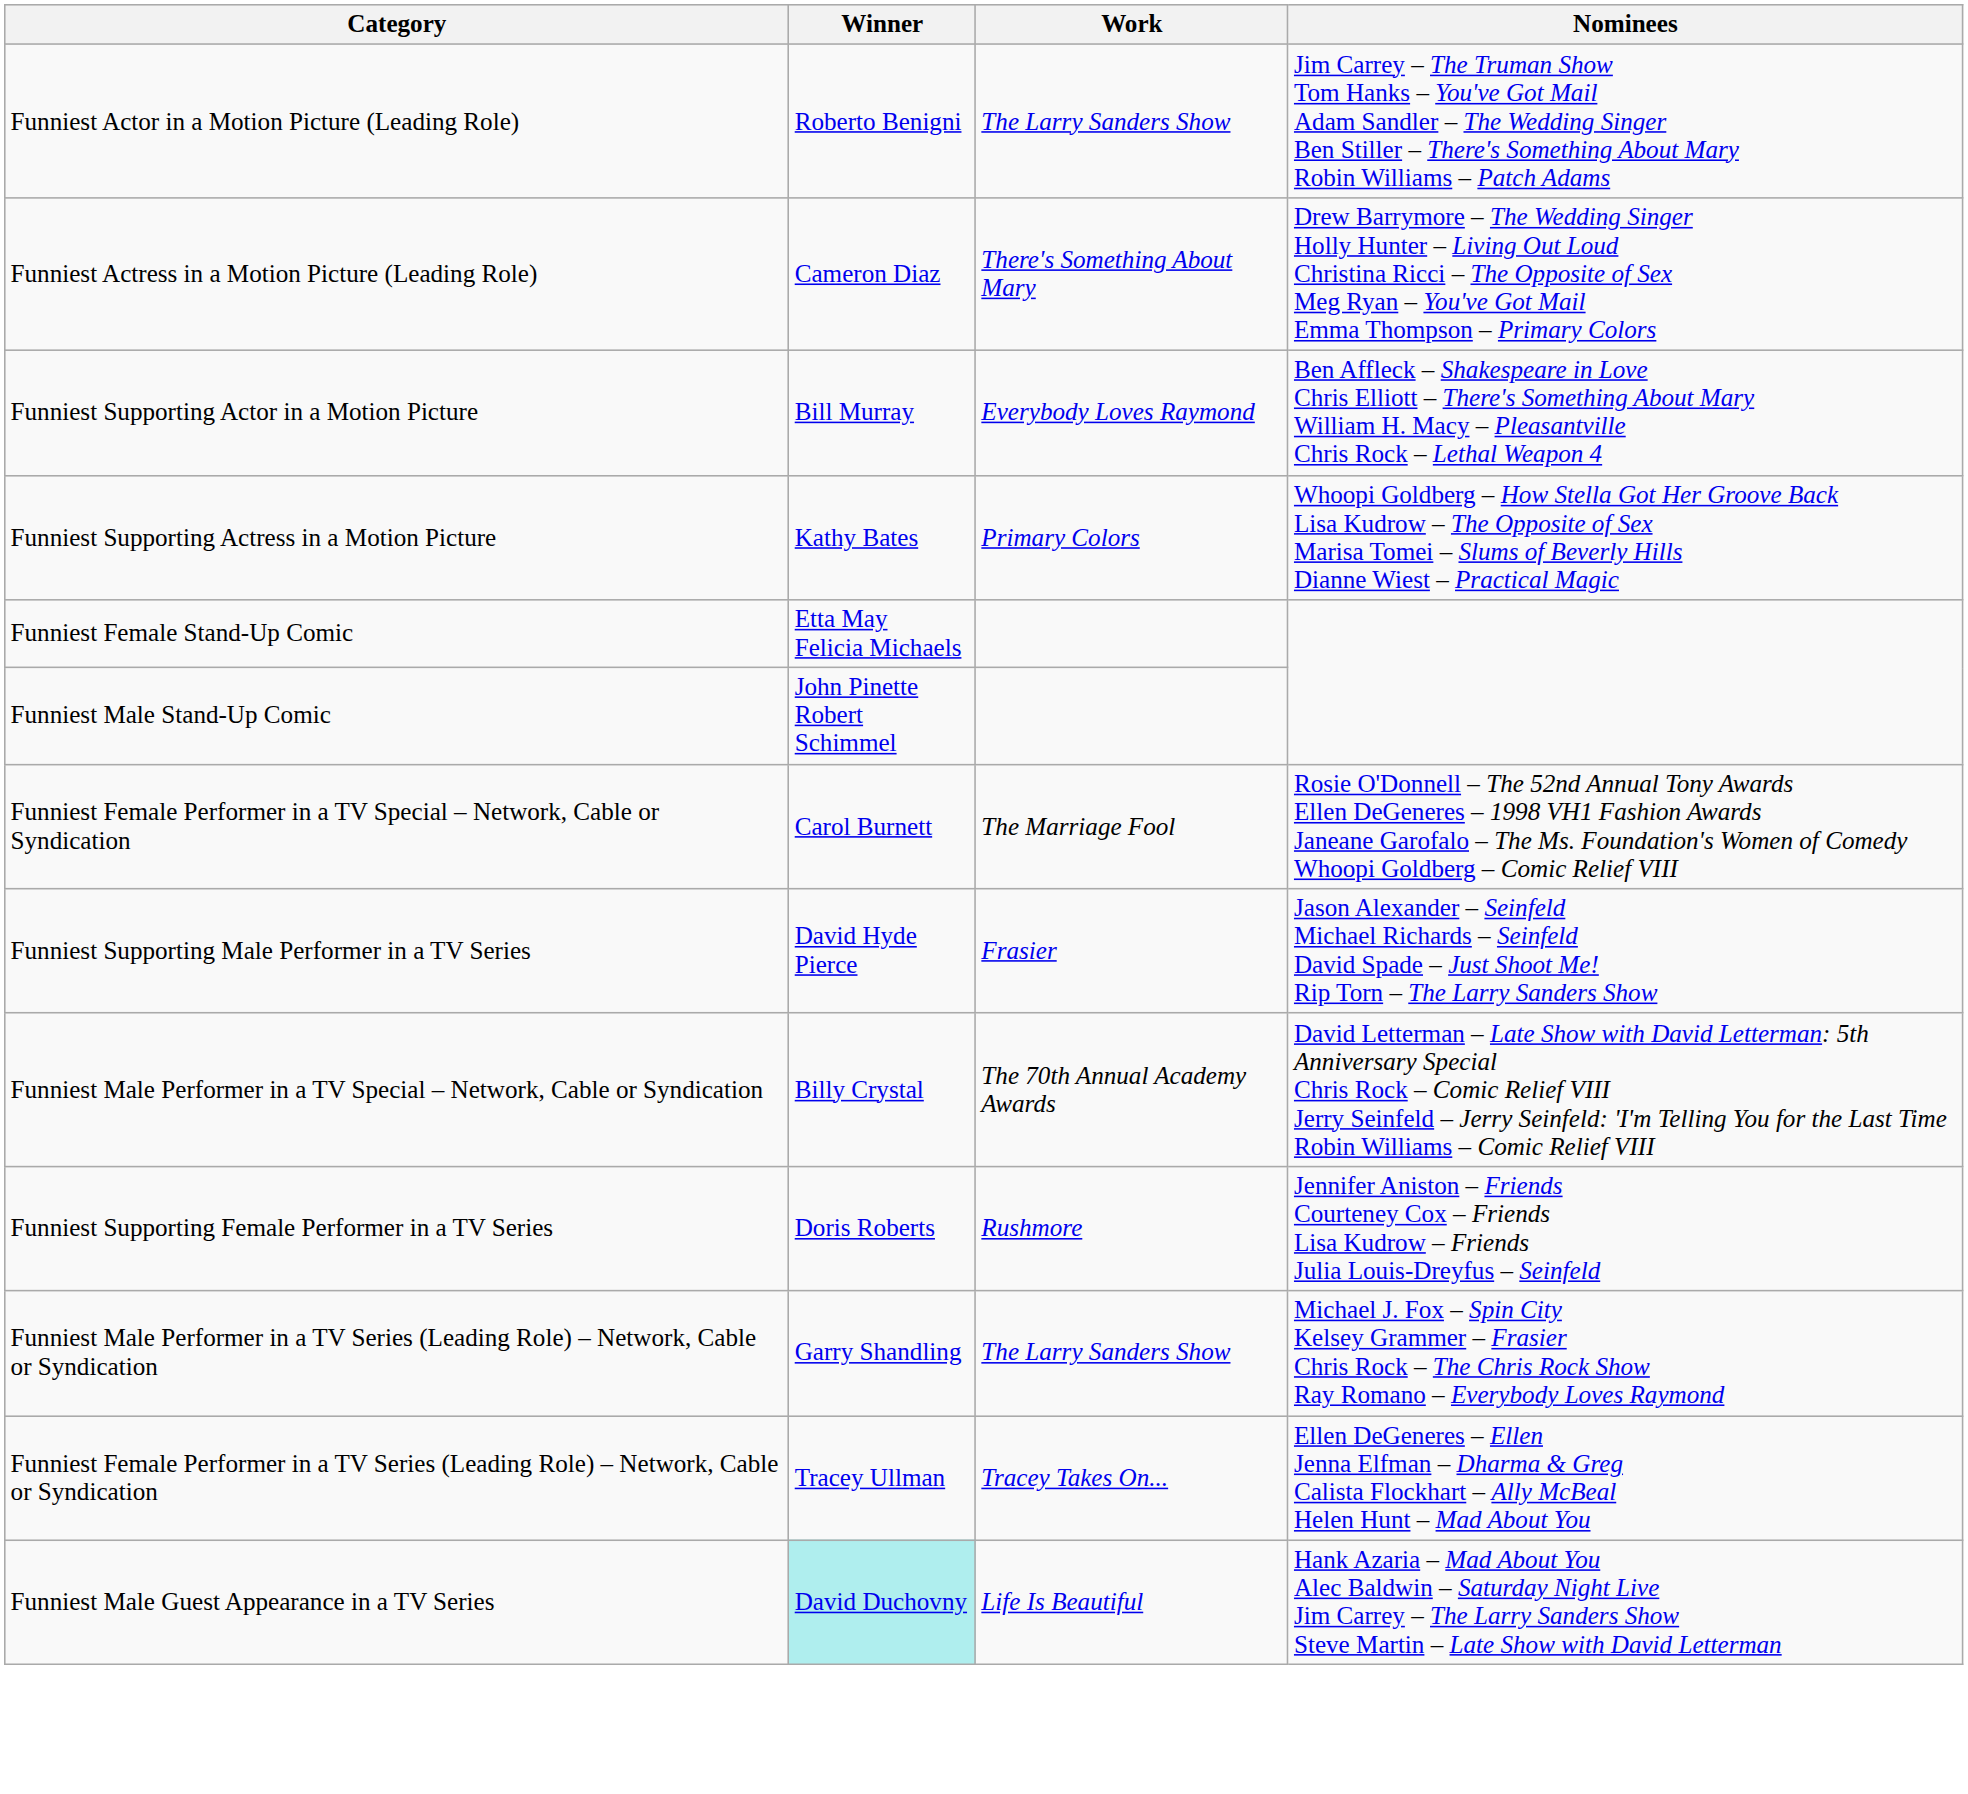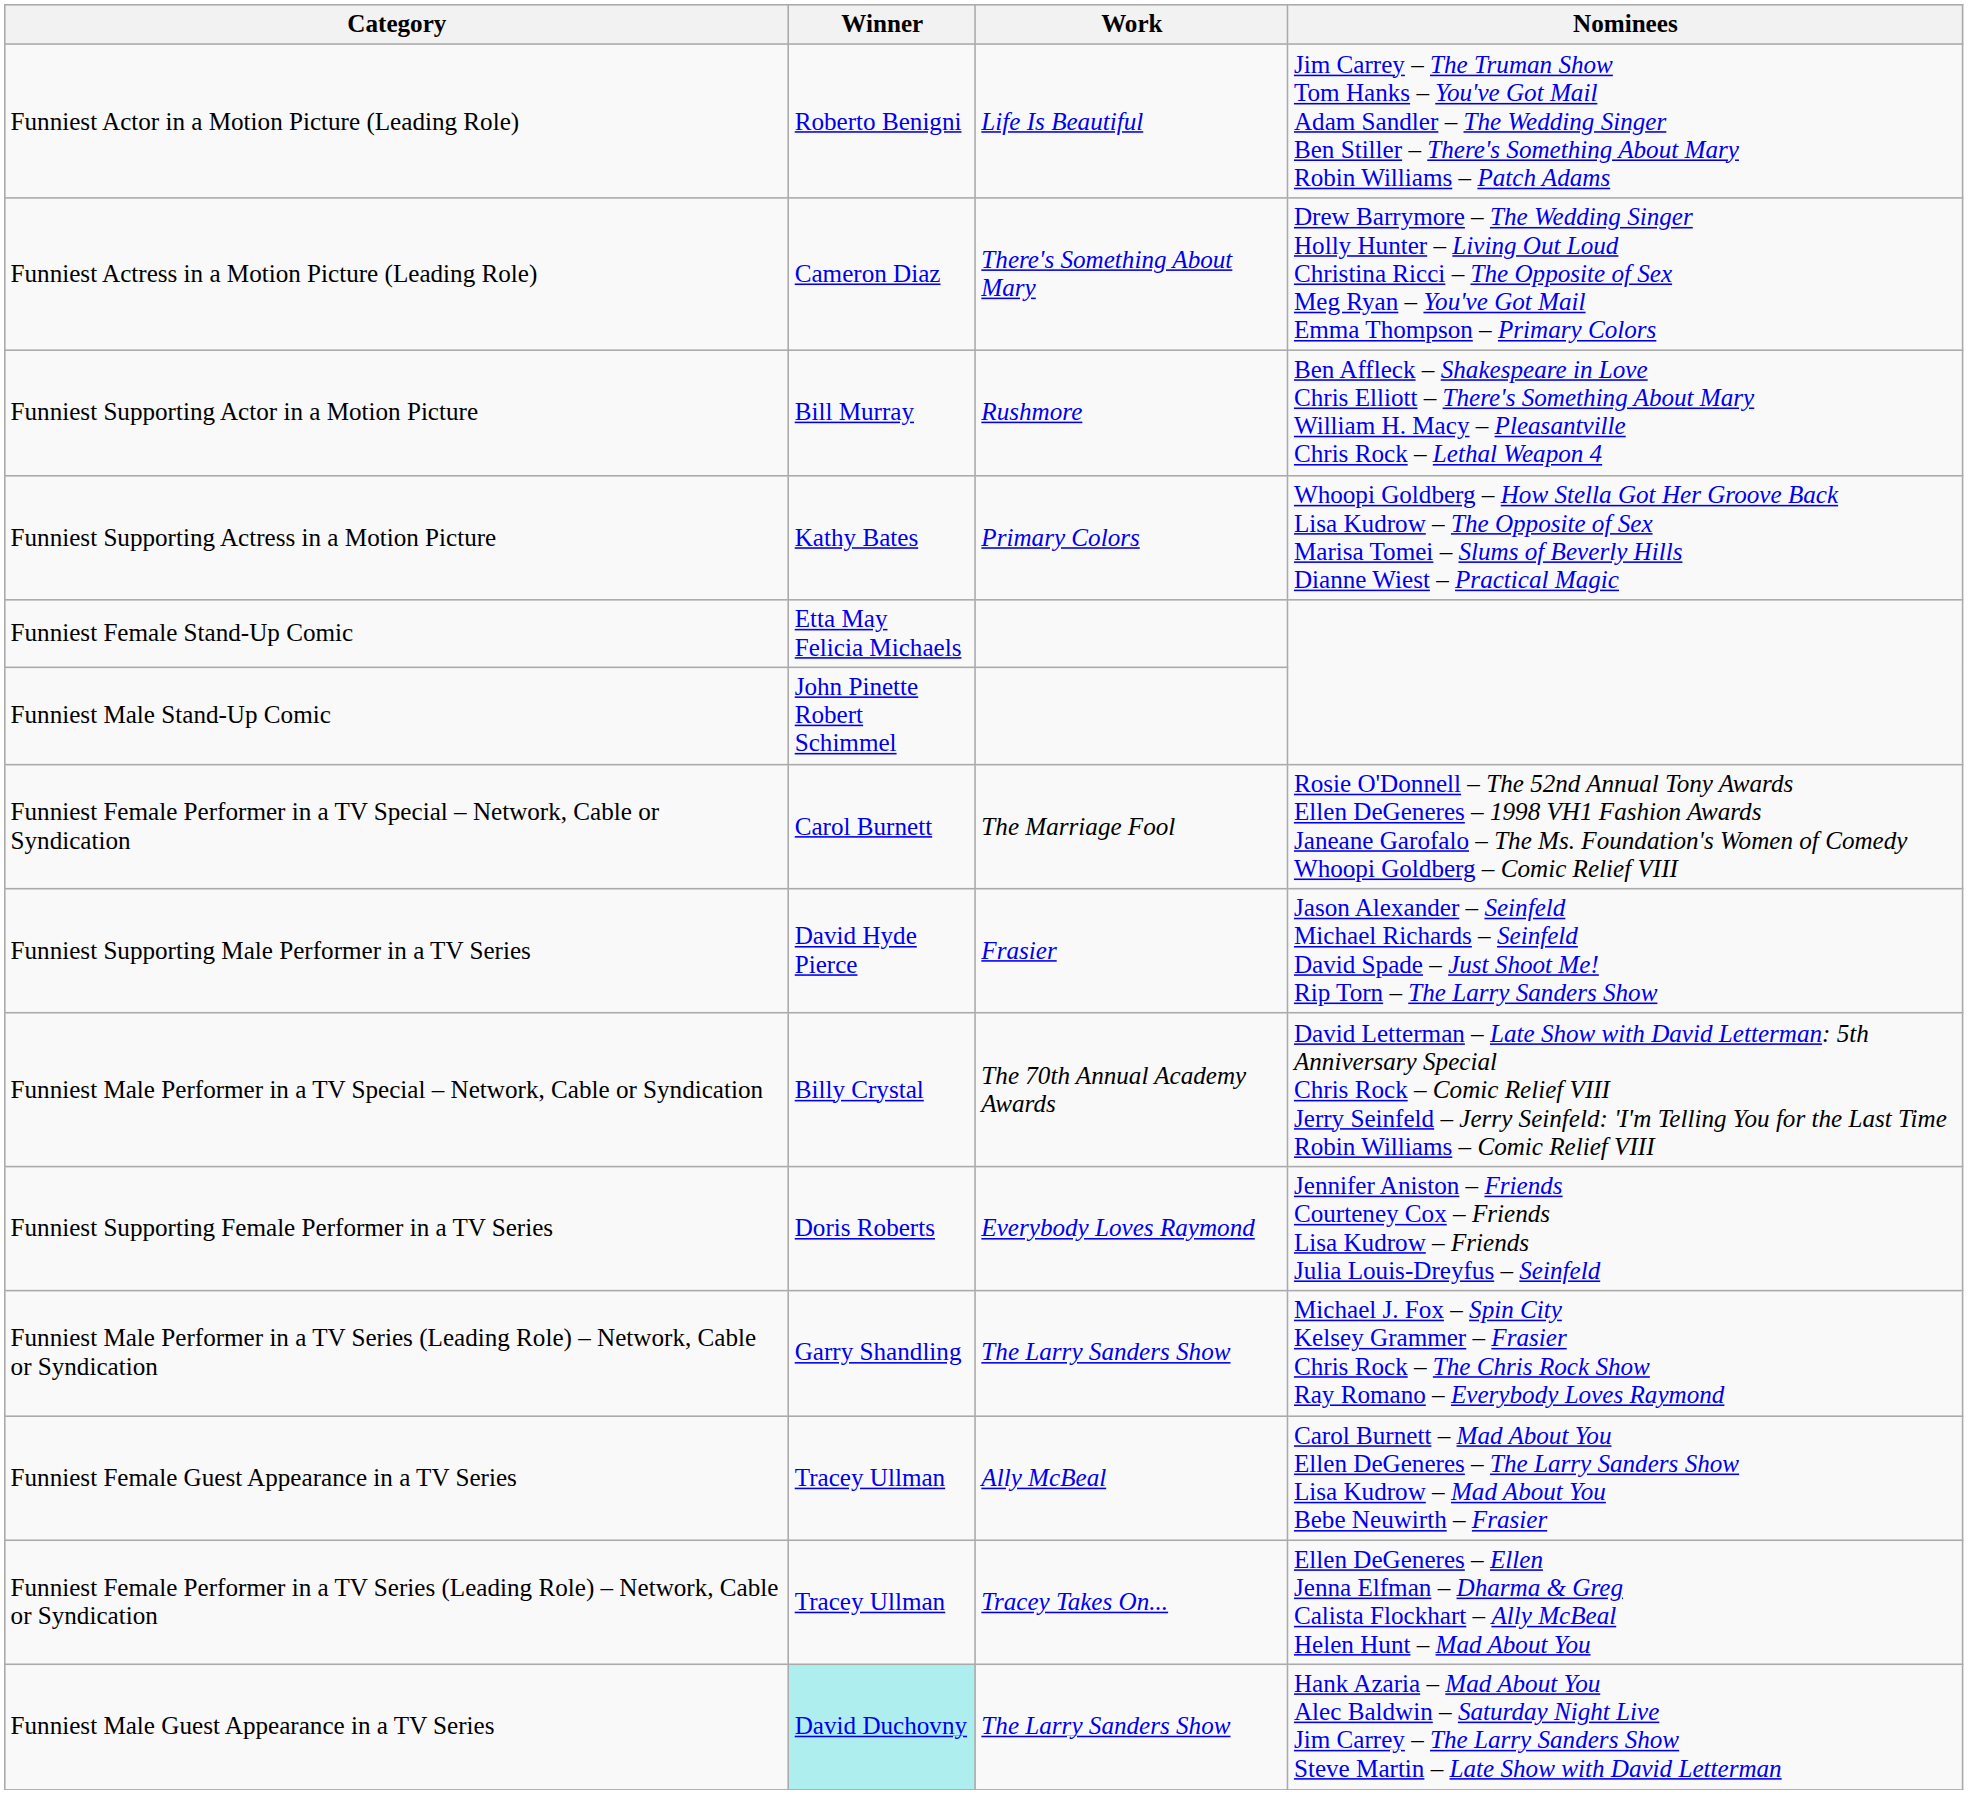(1106, 120) The Larry Sanders Show -> (1062, 120) Life Is Beautiful
(1118, 412) Everybody Loves Raymond -> (1032, 412) Rushmore
(1032, 1228) Rushmore -> (1118, 1228) Everybody Loves Raymond
+ row: (264, 1477)
(1062, 1602) Life Is Beautiful -> (1106, 1726) The Larry Sanders Show
